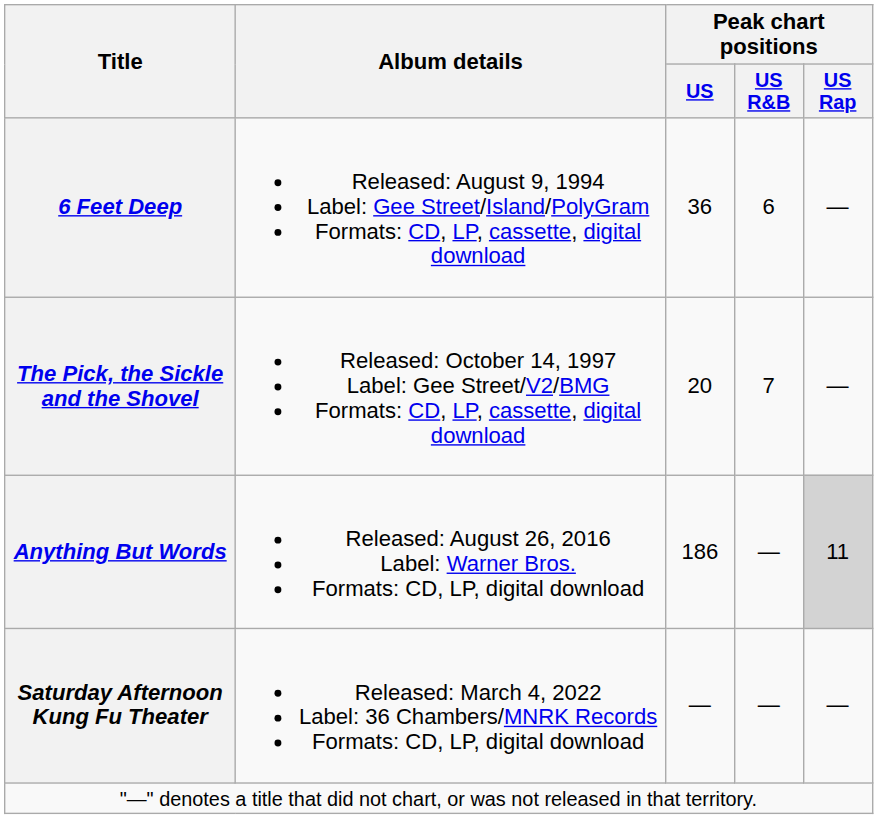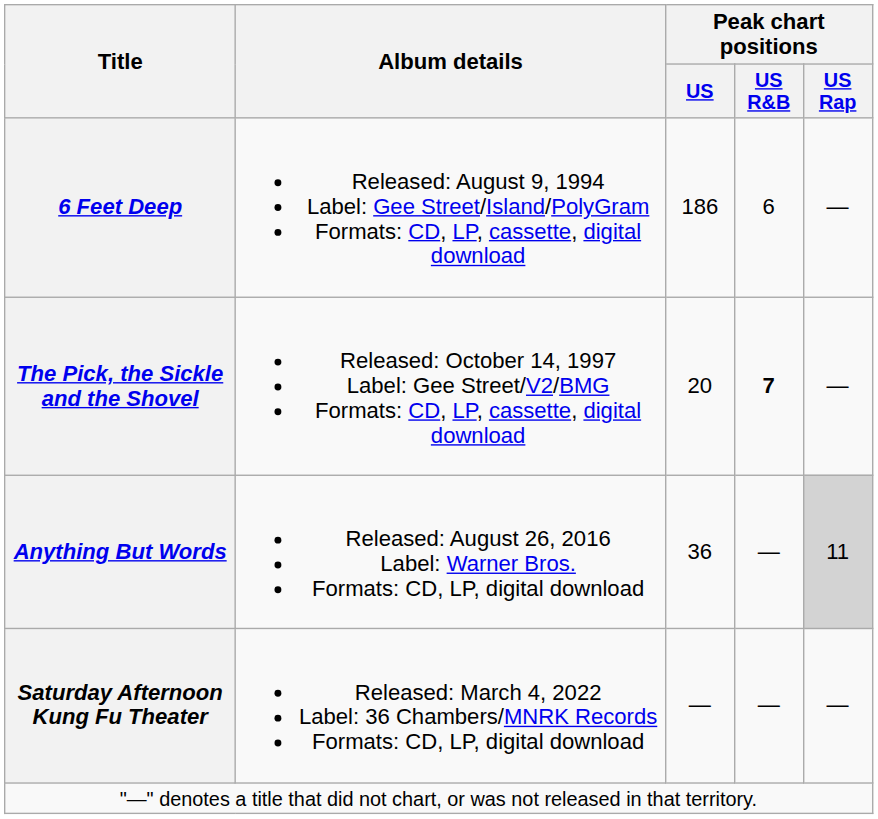(700, 207) 36 -> (700, 207) 186
(769, 385) normal -> (769, 385) bold
(700, 551) 186 -> (700, 551) 36
